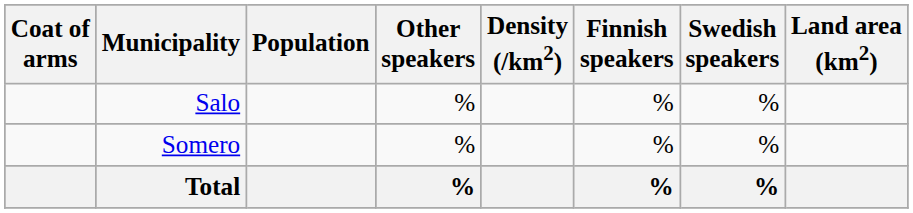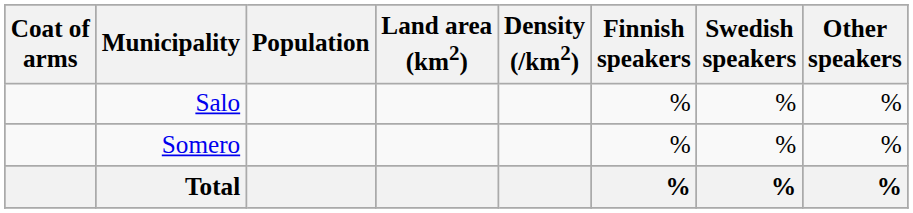columns swapped: (846, 43) <-> (428, 43)
